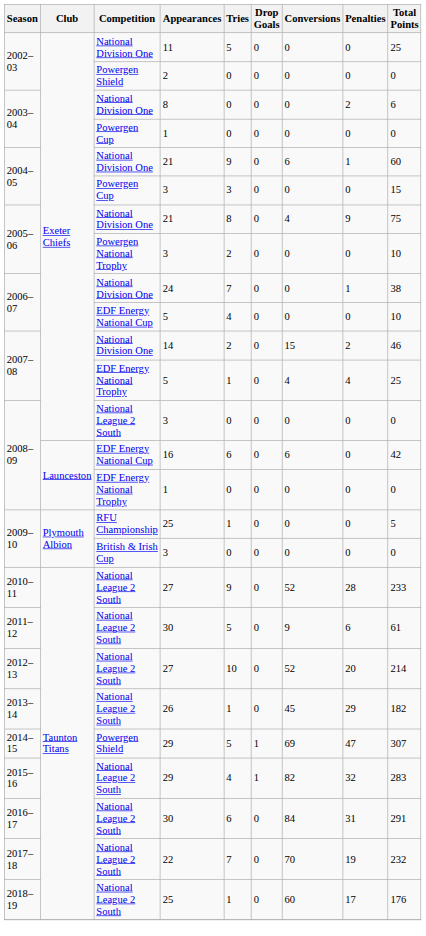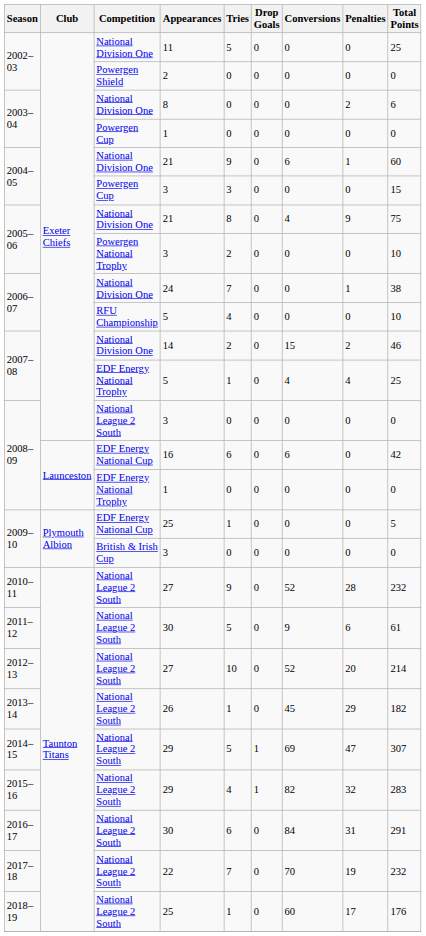(125, 316) EDF Energy National Cup -> (127, 316) RFU Championship
(127, 524) RFU Championship -> (125, 524) EDF Energy National Cup
(398, 587) 233 -> (398, 587) 232
(117, 743) Powergen Shield -> (116, 749) National League 2 South
